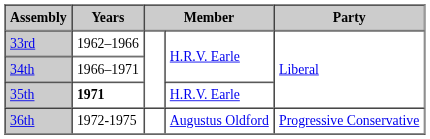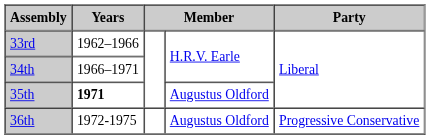(205, 95) H.R.V. Earle -> (219, 95) Augustus Oldford
